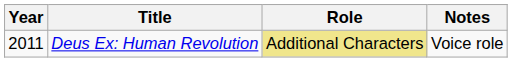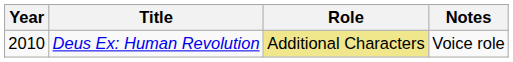(26, 43) 2011 -> (27, 43) 2010
